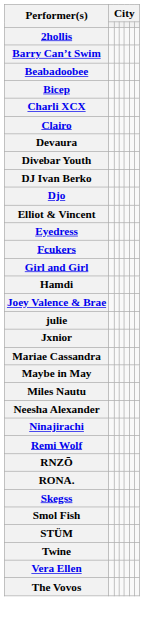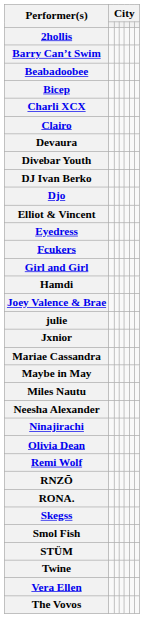+ row: (57, 444)
